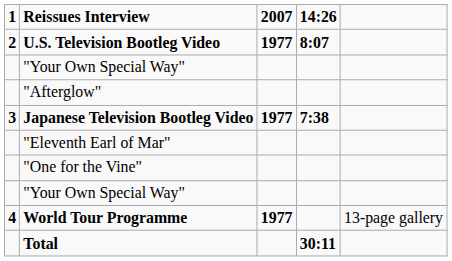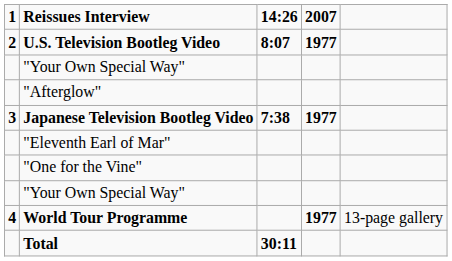columns swapped: (277, 17) <-> (318, 17)
